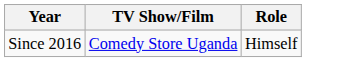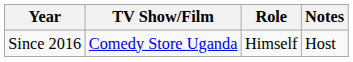+ column: (325, 17)
